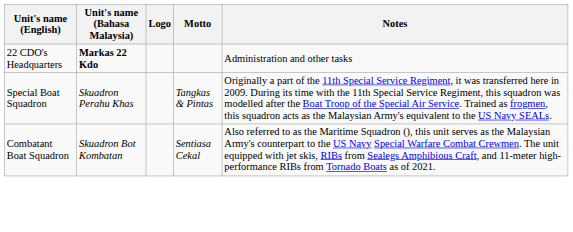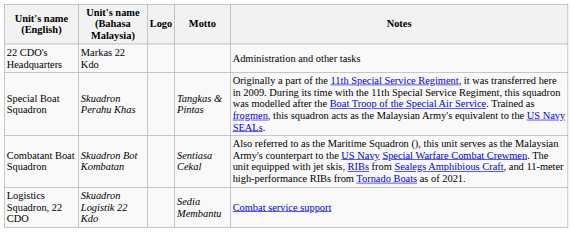(103, 58) bold -> (103, 58) normal
+ row: (34, 207)
